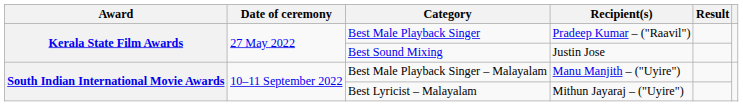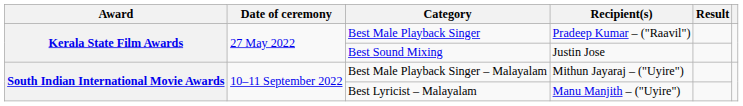(617, 71) Manu Manjith – ("Uyire") -> (618, 71) Mithun Jayaraj – ("Uyire")
(618, 91) Mithun Jayaraj – ("Uyire") -> (617, 91) Manu Manjith – ("Uyire")
